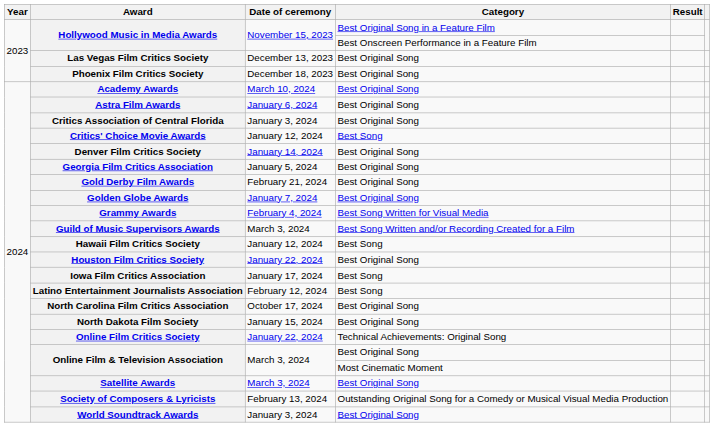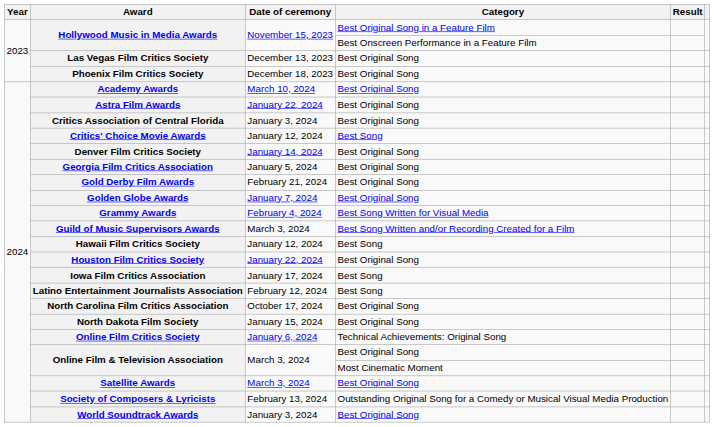(282, 105) January 6, 2024 -> (285, 105) January 22, 2024
(285, 337) January 22, 2024 -> (282, 337) January 6, 2024
